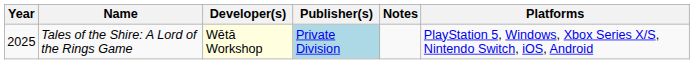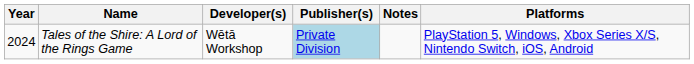(21, 41) 2025 -> (21, 41) 2024
(234, 41) lightyellow background -> (234, 41) no background
